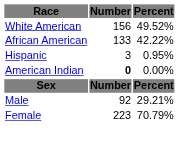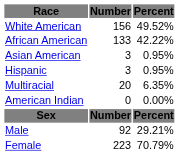+ row: (43, 56)
+ row: (30, 86)
(128, 71) bold -> (128, 101) normal
